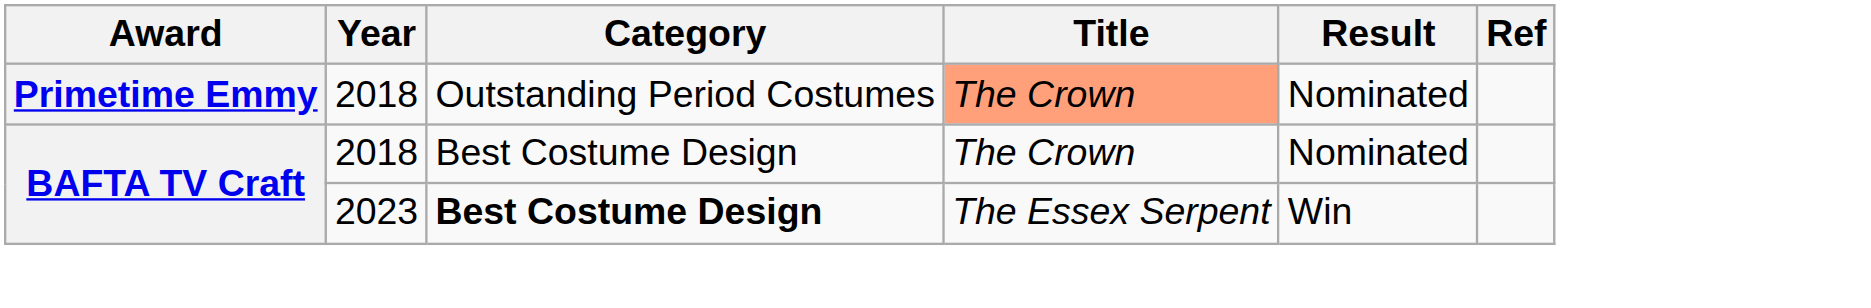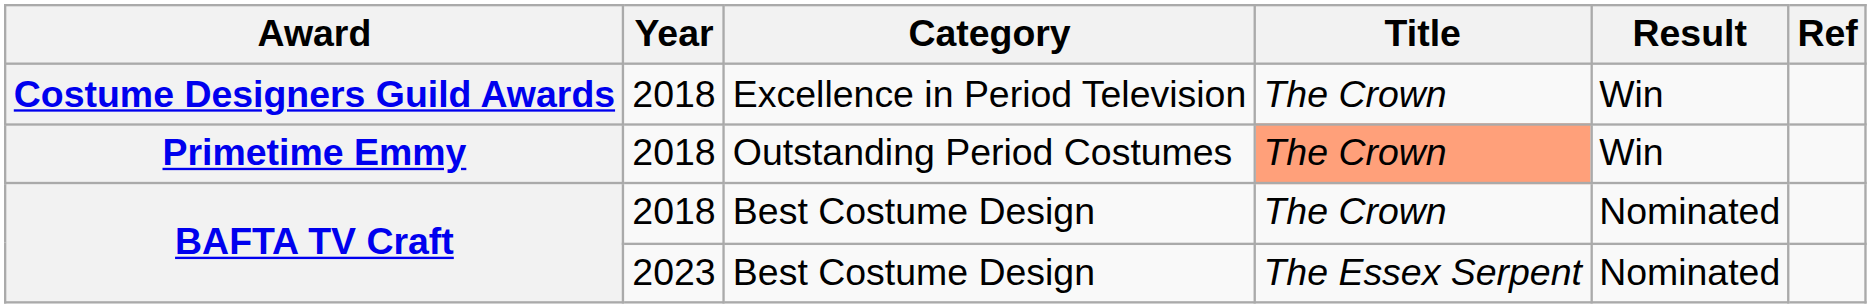+ row: (314, 93)
(1378, 93) Nominated -> (1631, 152) Win
(629, 212) bold -> (914, 271) normal
(1320, 212) Win -> (1690, 271) Nominated
